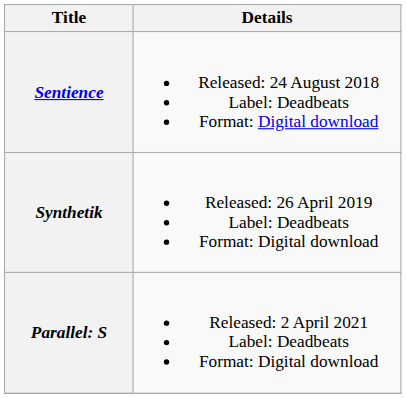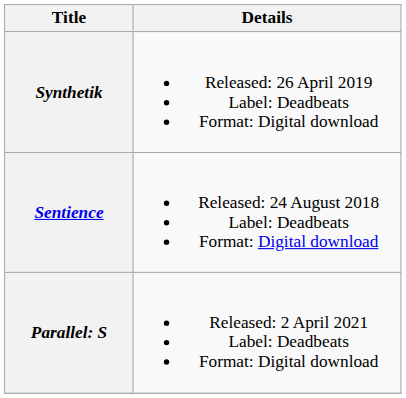rows swapped: (69, 92) <-> (69, 212)
